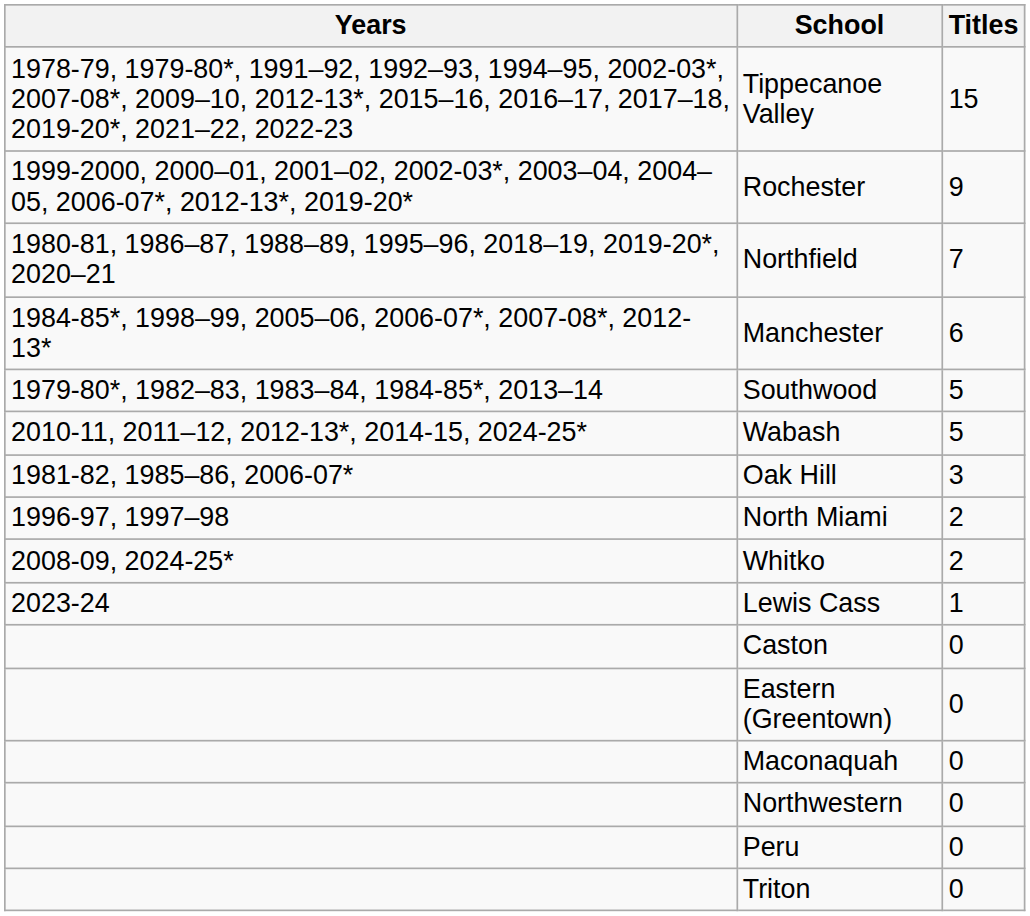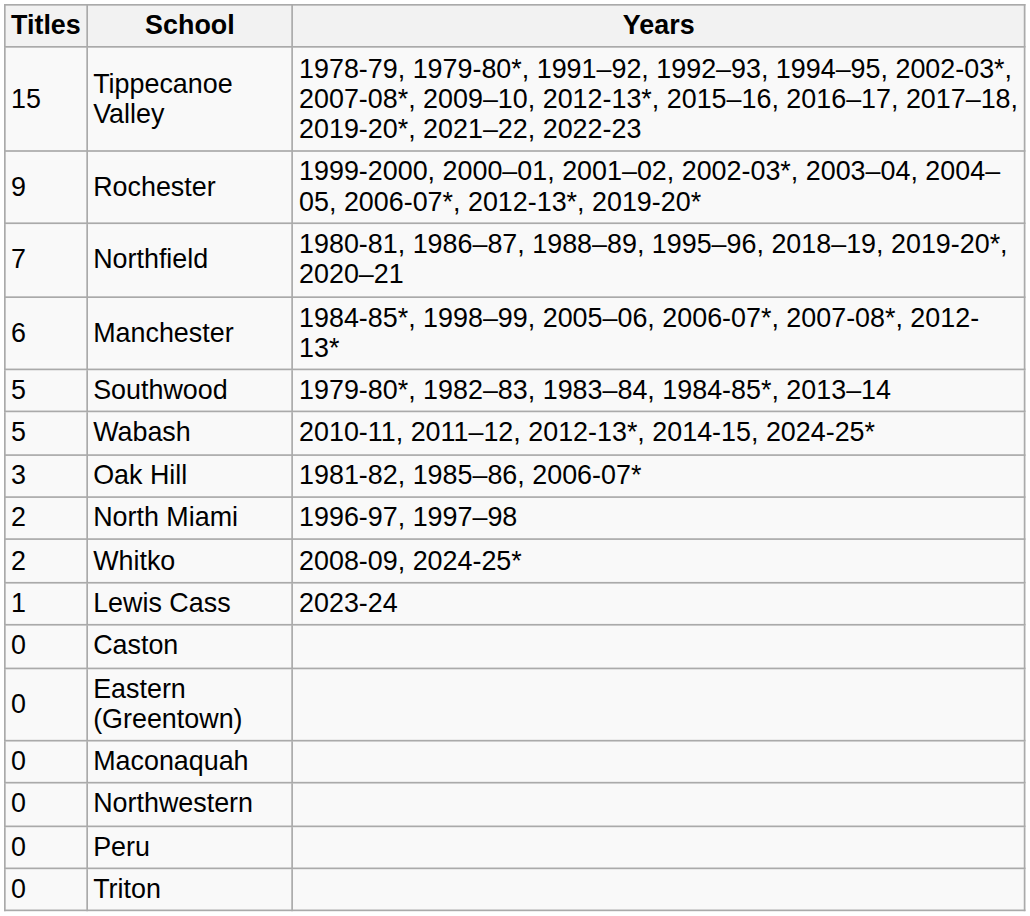columns swapped: (984, 25) <-> (371, 25)
